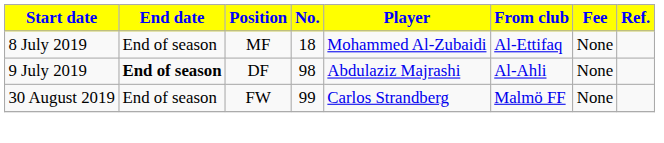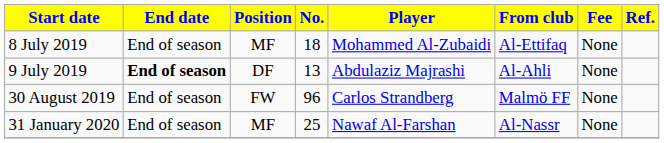(307, 71) 98 -> (312, 71) 13
(307, 97) 99 -> (312, 97) 96
+ row: (64, 124)
